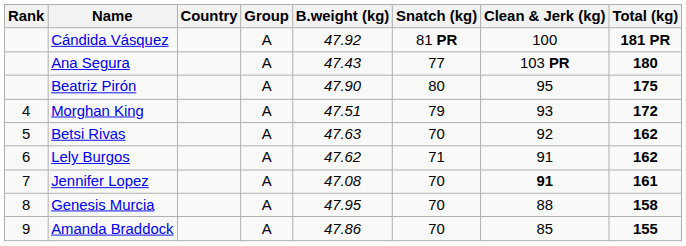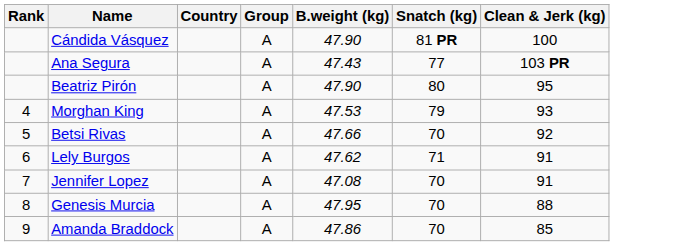- column: (645, 16)
(343, 39) 47.92 -> (343, 39) 47.90
(343, 110) 47.51 -> (343, 110) 47.53
(343, 134) 47.63 -> (343, 134) 47.66
(545, 181) bold -> (545, 181) normal
